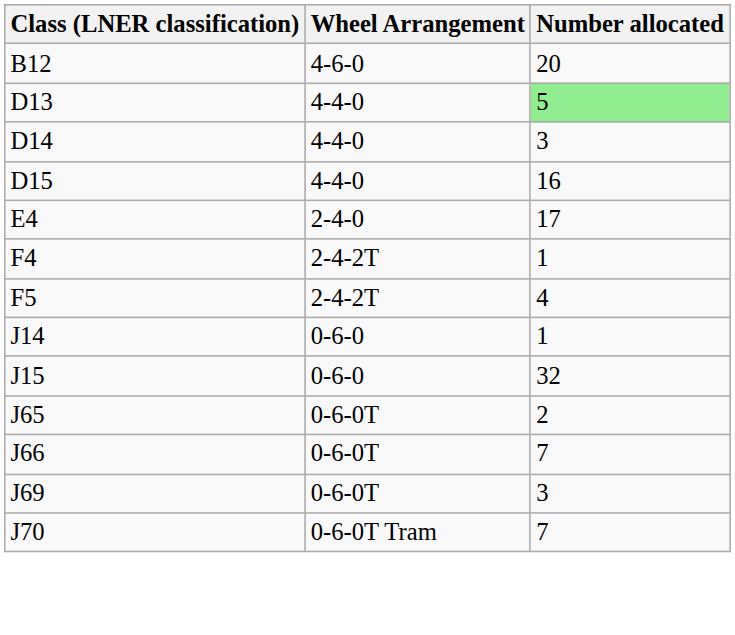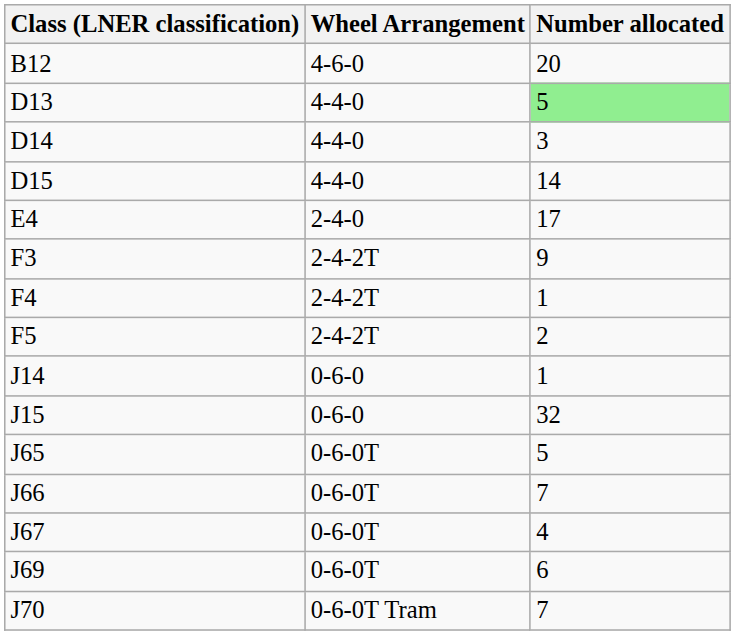(549, 180) 16 -> (549, 180) 14
+ row: (23, 258)
(542, 297) 4 -> (542, 336) 2
(542, 414) 2 -> (542, 453) 5
+ row: (28, 532)
(542, 492) 3 -> (542, 571) 6
